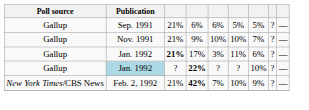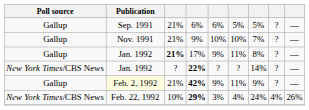(218, 54) 3% -> (218, 54) 9%
(258, 54) 6% -> (258, 54) 8%
(55, 69) Gallup -> (55, 69) New York Times/CBS News
(135, 69) lightblue background -> (135, 69) no background
(258, 69) 10% -> (258, 69) 14%
(55, 83) New York Times/CBS News -> (55, 83) Gallup
(135, 83) no background -> (135, 83) lightyellow background
(218, 83) 7% -> (218, 83) 9%
(238, 83) 10% -> (238, 83) 11%
+ row: (197, 98)
